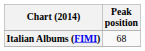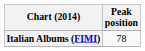(121, 38) 68 -> (121, 38) 78
